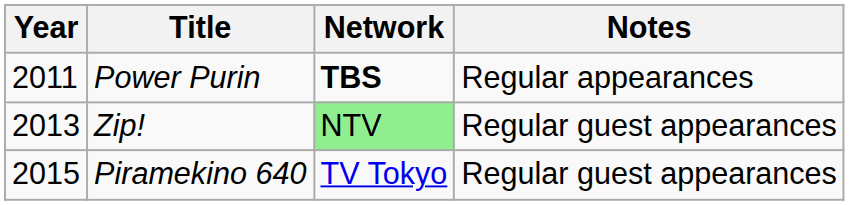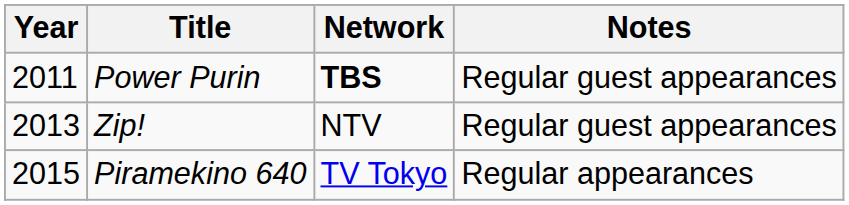(608, 77) Regular appearances -> (649, 77) Regular guest appearances
(351, 125) lightgreen background -> (351, 125) no background
(649, 174) Regular guest appearances -> (608, 174) Regular appearances
